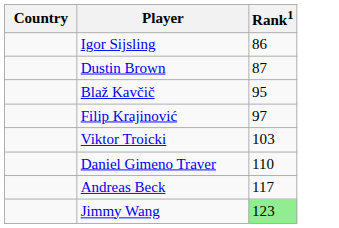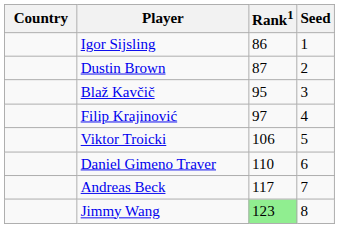+ column: (315, 18)
(263, 139) 103 -> (263, 139) 106
